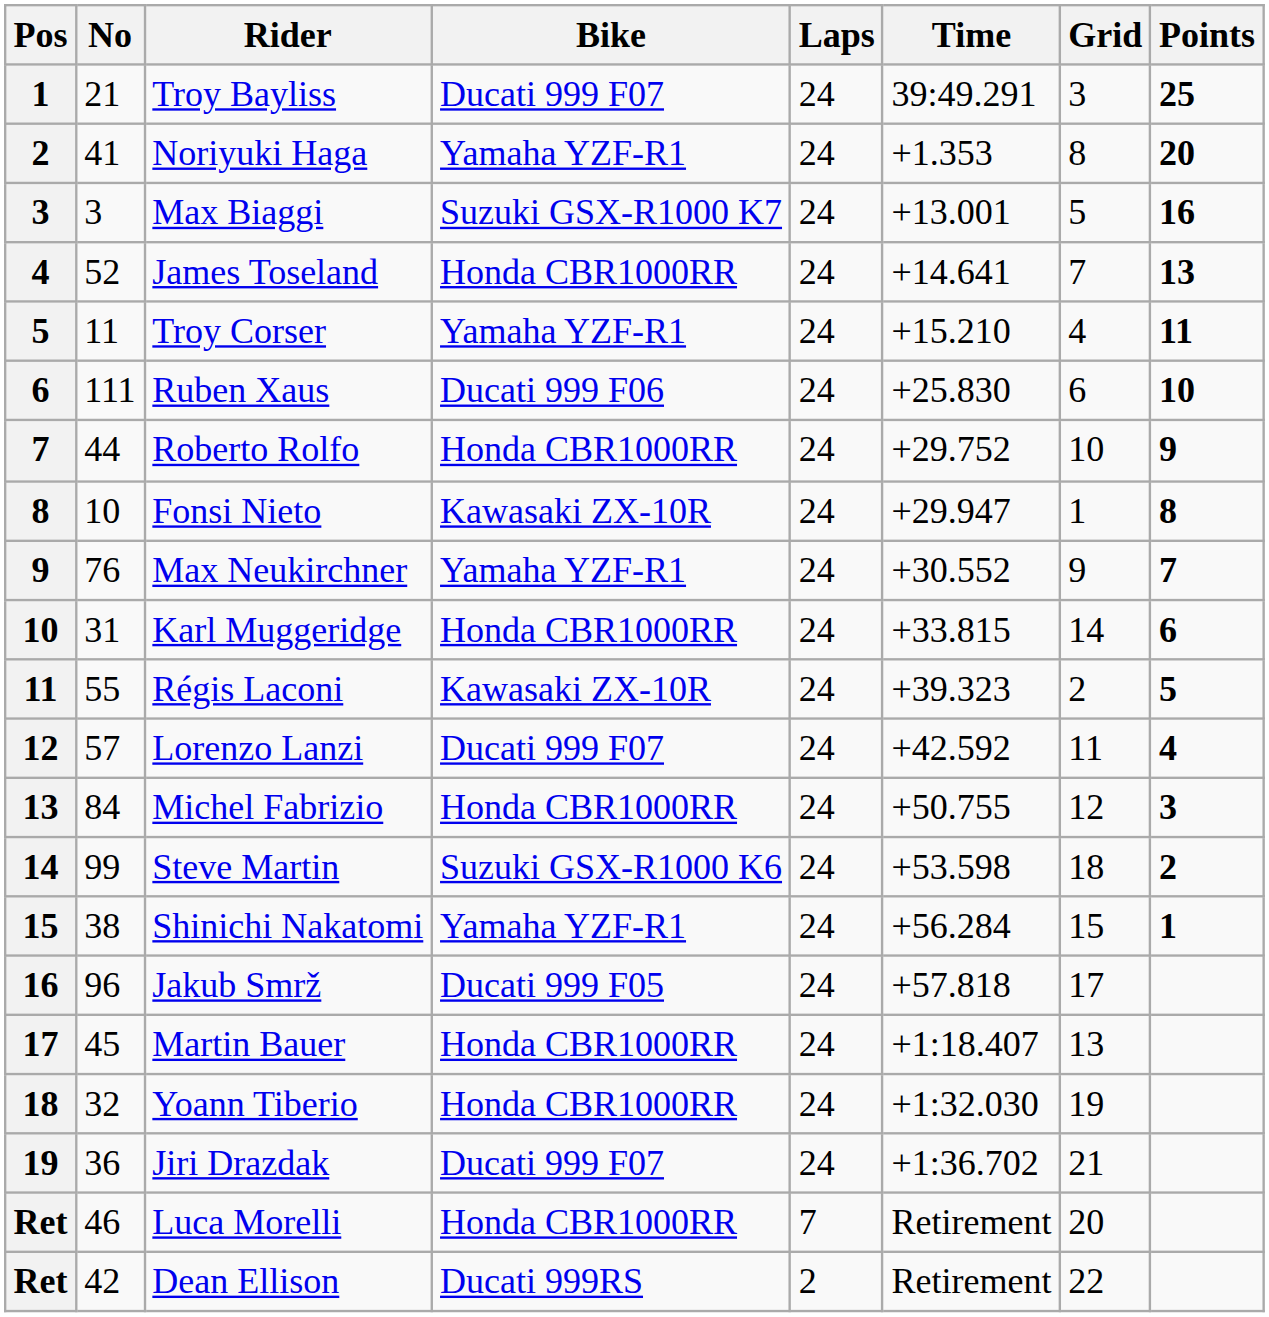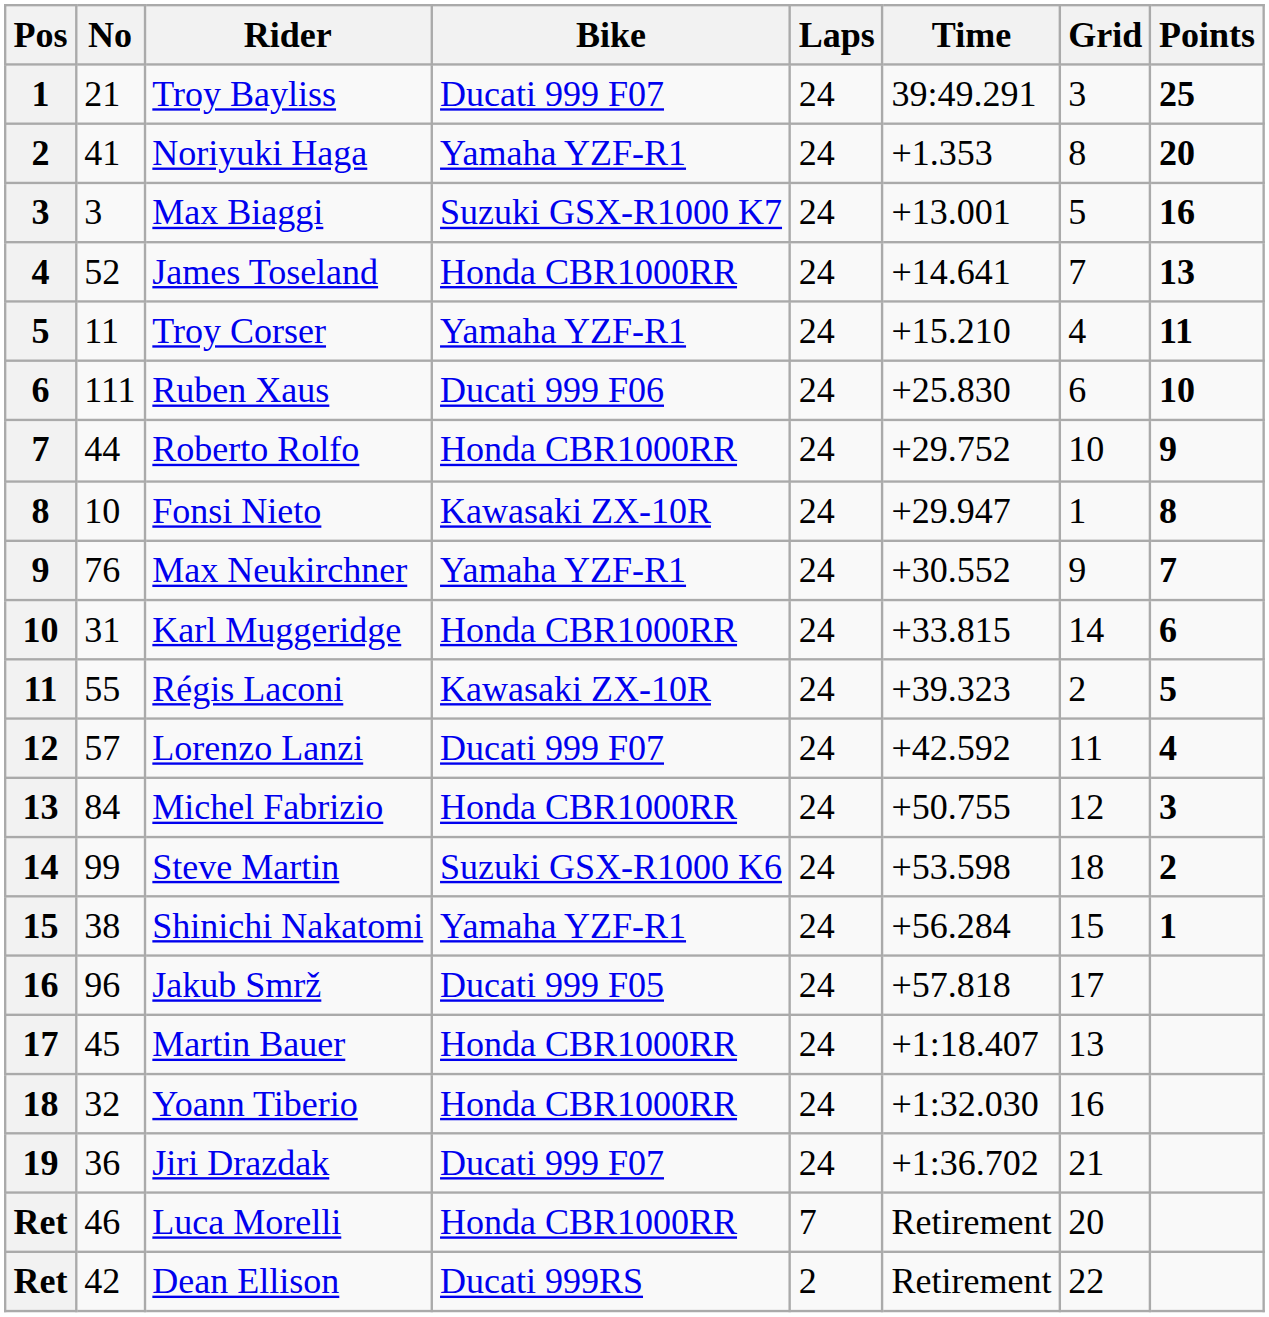(1086, 1103) 19 -> (1086, 1103) 16
